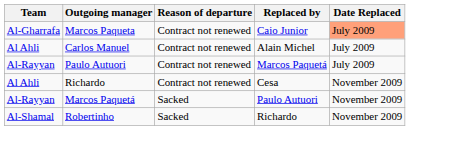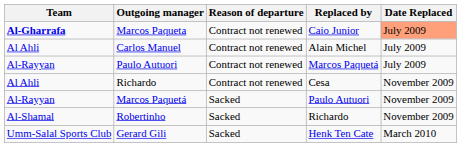(33, 30) normal -> (36, 30) bold
+ row: (141, 133)
